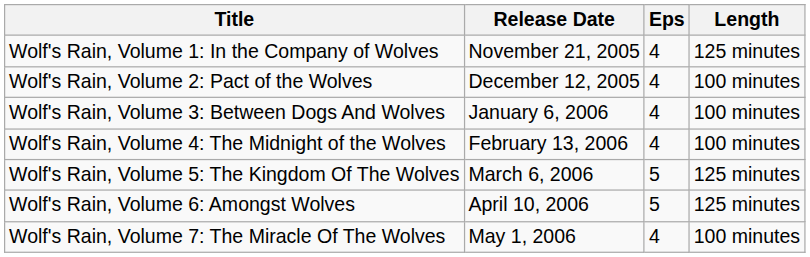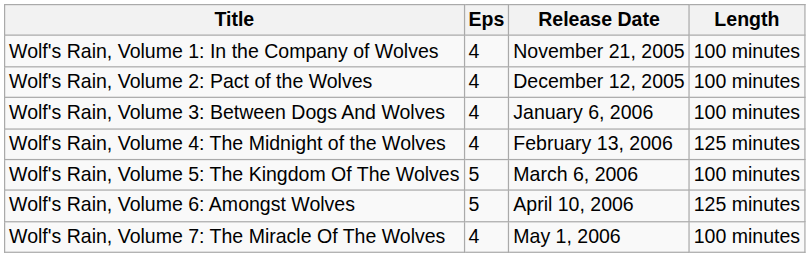columns swapped: (554, 19) <-> (667, 19)
(747, 50) 125 minutes -> (747, 50) 100 minutes
(747, 143) 100 minutes -> (747, 143) 125 minutes
(747, 174) 125 minutes -> (747, 174) 100 minutes
